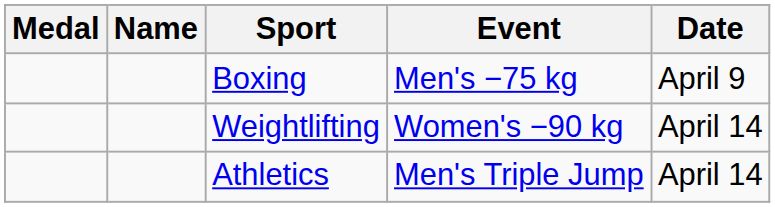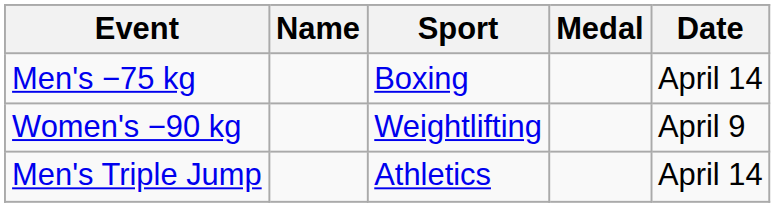columns swapped: (56, 28) <-> (519, 28)
(702, 77) April 9 -> (710, 77) April 14
(710, 126) April 14 -> (702, 126) April 9
